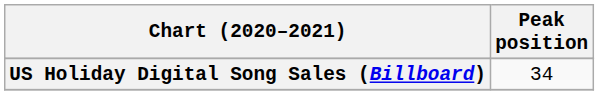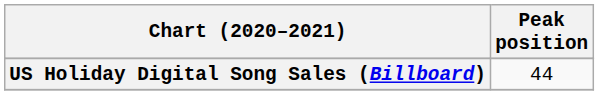(542, 74) 34 -> (542, 74) 44
